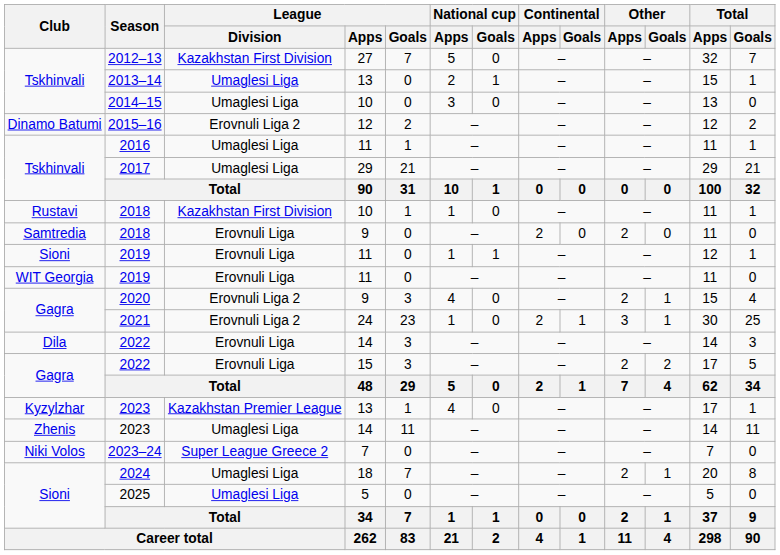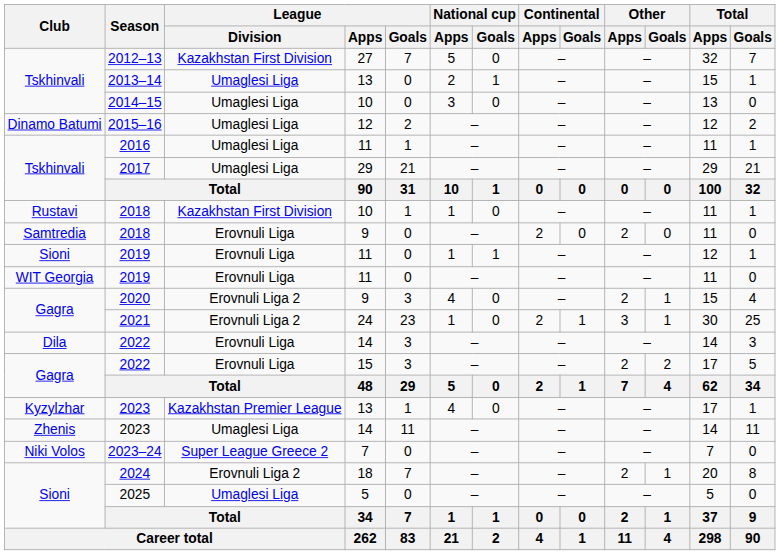(255, 124) Erovnuli Liga 2 -> (255, 124) Umaglesi Liga
(255, 473) Umaglesi Liga -> (255, 473) Erovnuli Liga 2
